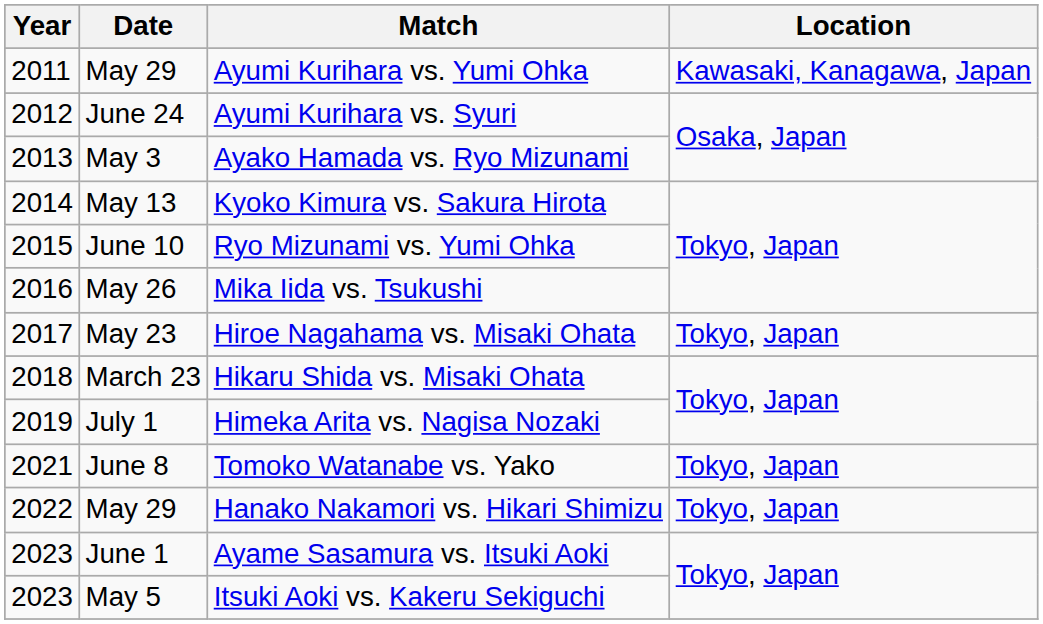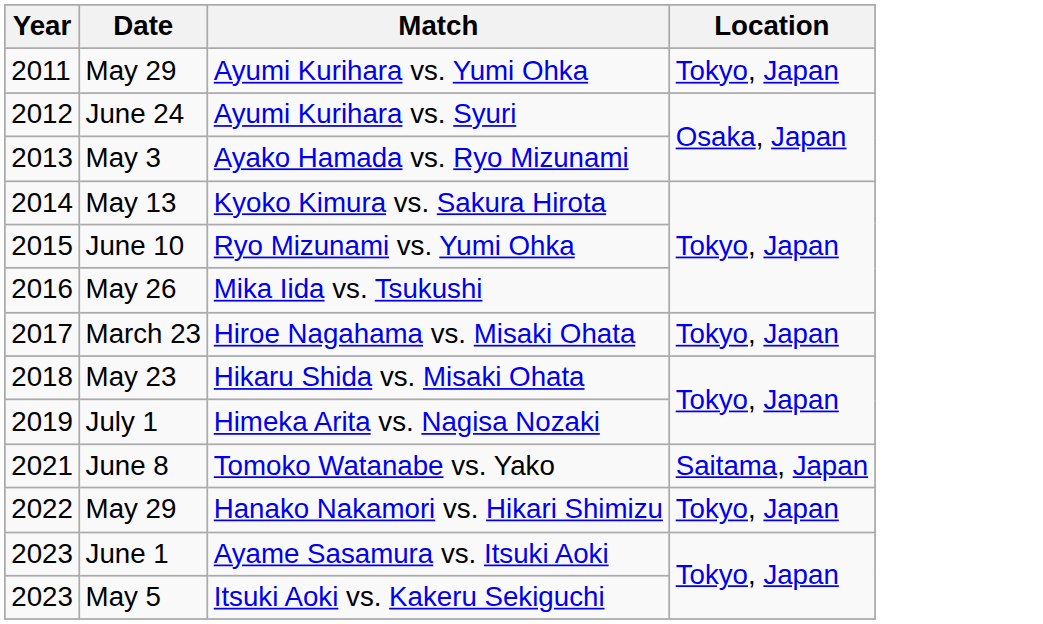(853, 70) Kawasaki, Kanagawa, Japan -> (757, 70) Tokyo, Japan
(131, 333) May 23 -> (143, 333) March 23
(143, 377) March 23 -> (131, 377) May 23
(757, 465) Tokyo, Japan -> (772, 465) Saitama, Japan
